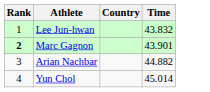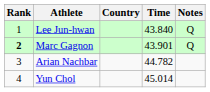+ column: (190, 12)
(159, 29) 43.832 -> (159, 29) 43.840
(159, 62) 44.882 -> (159, 62) 44.782
